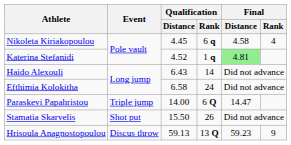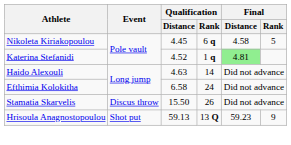(273, 42) 4 -> (273, 42) 5
(179, 72) 6.43 -> (179, 72) 4.63
- row: (47, 102)
(125, 118) Shot put -> (134, 102) Discus throw
(134, 133) Discus throw -> (125, 118) Shot put
